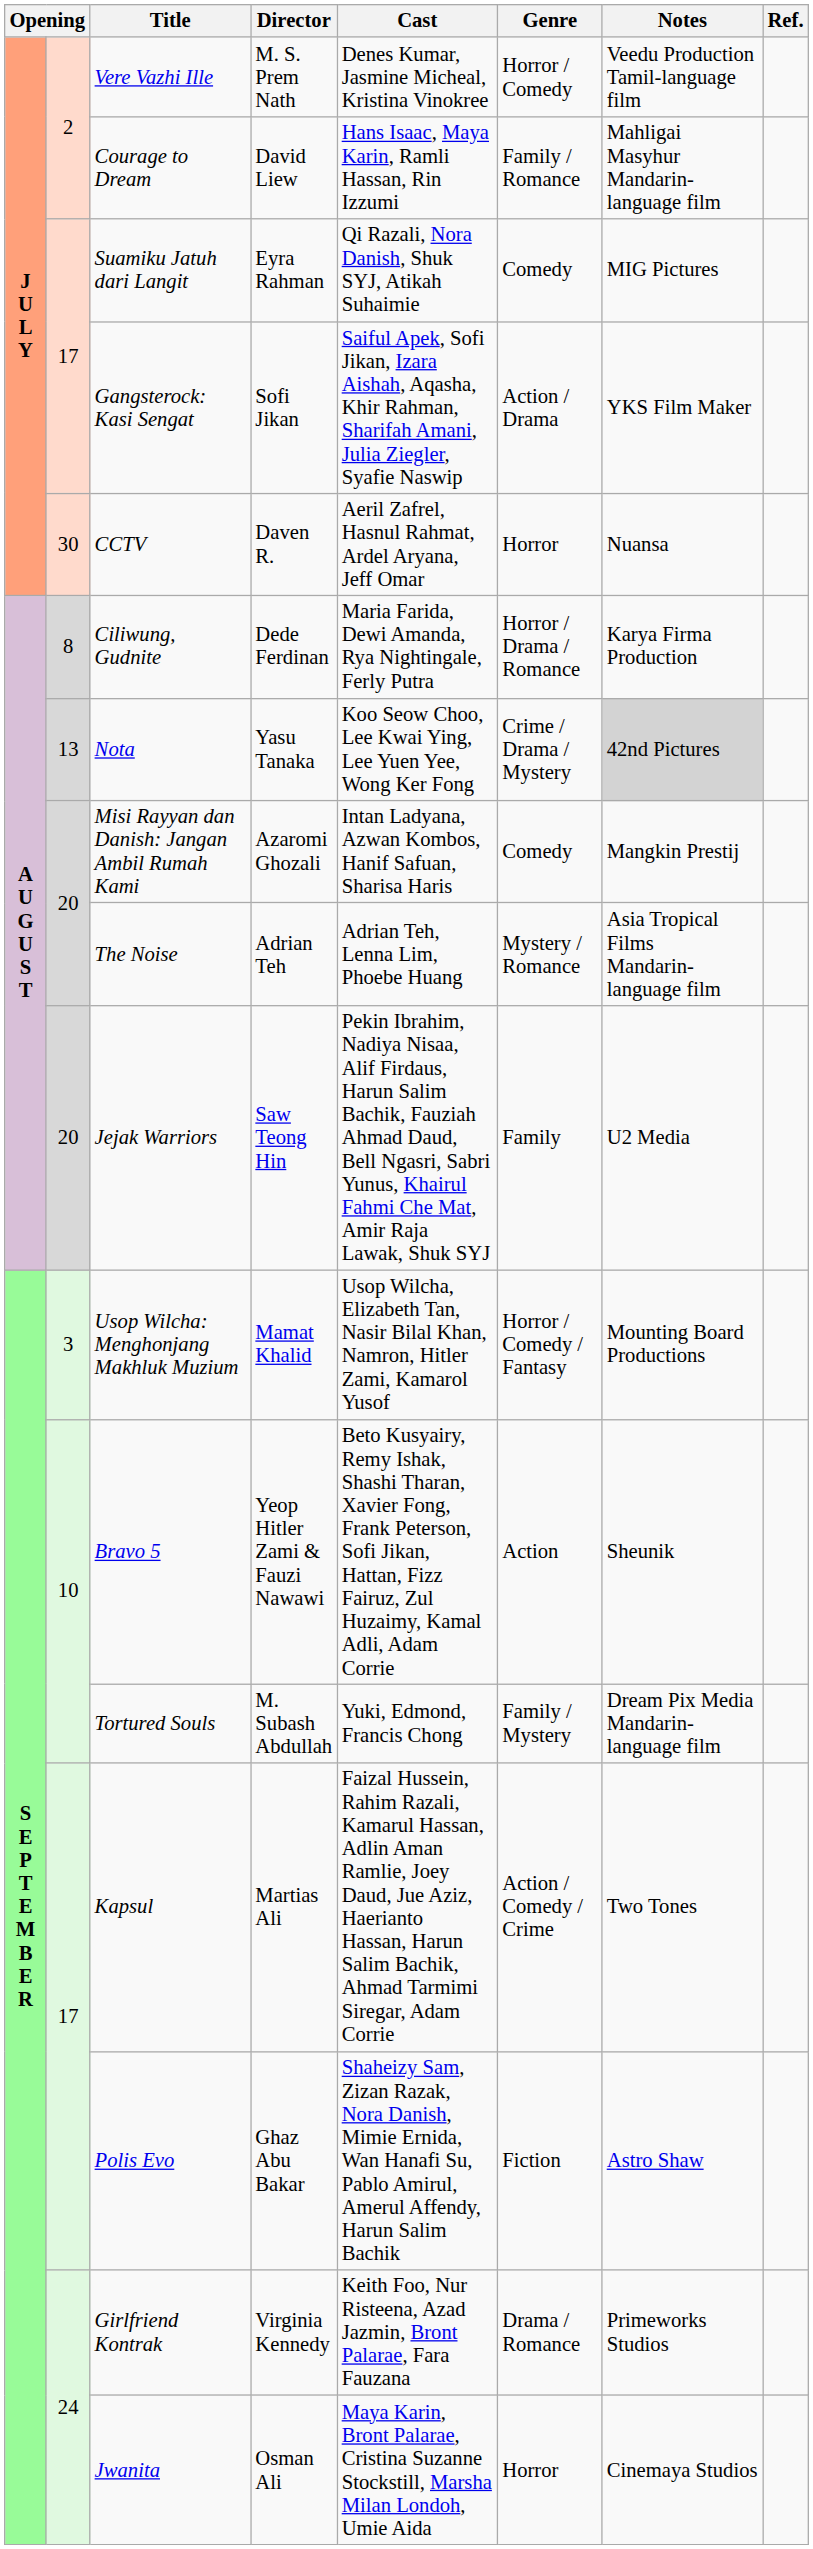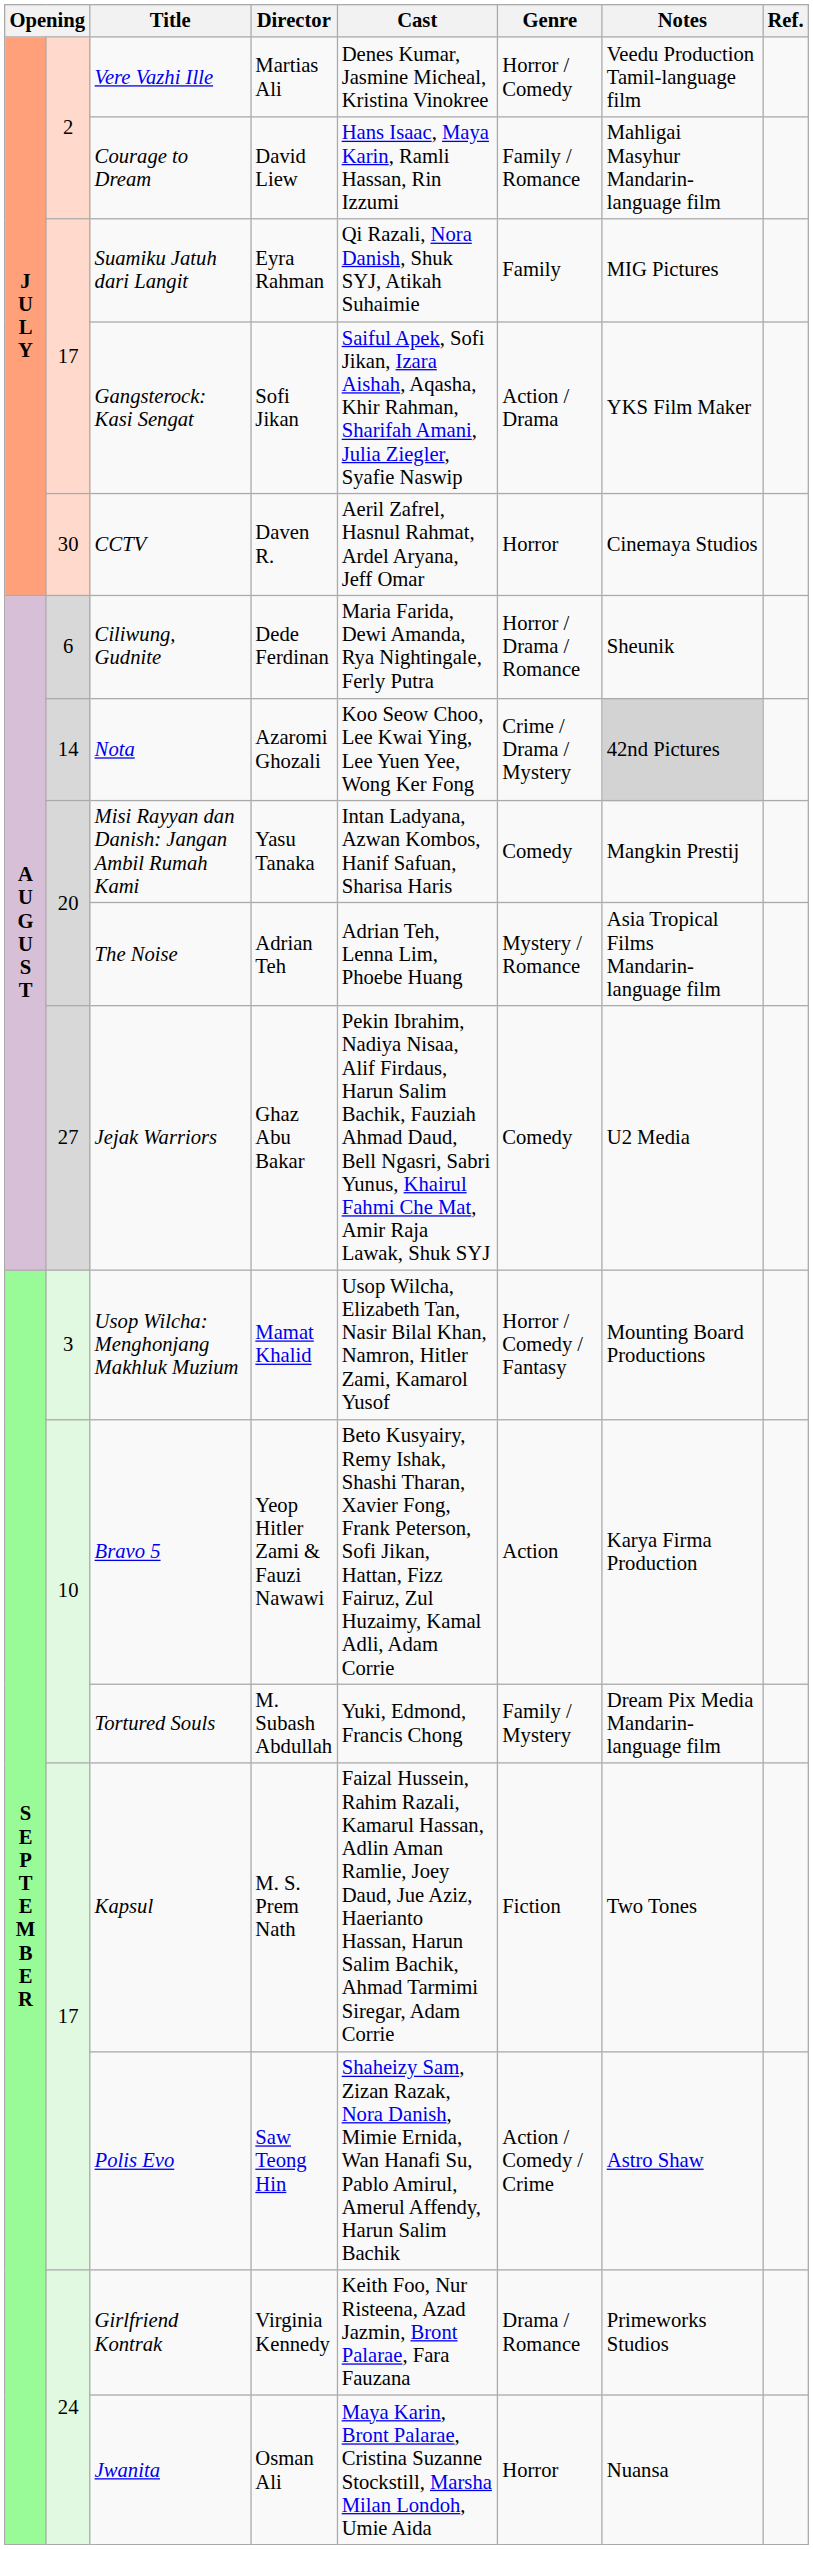(278, 76) M. S. Prem Nath -> (287, 76) Martias Ali
(537, 269) Comedy -> (532, 269) Family
(638, 544) Nuansa -> (682, 544) Cinemaya Studios
(68, 646) 8 -> (68, 646) 6
(659, 646) Karya Firma Production -> (641, 646) Sheunik
(68, 749) 13 -> (68, 749) 14
(285, 749) Yasu Tanaka -> (291, 749) Azaromi Ghozali
(291, 851) Azaromi Ghozali -> (285, 851) Yasu Tanaka
(68, 1137) 20 -> (68, 1137) 27
(281, 1137) Saw Teong Hin -> (280, 1137) Ghaz Abu Bakar
(532, 1137) Family -> (537, 1137) Comedy
(641, 1551) Sheunik -> (659, 1551) Karya Firma Production
(287, 1907) Martias Ali -> (278, 1907) M. S. Prem Nath
(543, 1907) Action / Comedy / Crime -> (532, 1907) Fiction
(280, 2160) Ghaz Abu Bakar -> (281, 2160) Saw Teong Hin
(532, 2160) Fiction -> (543, 2160) Action / Comedy / Crime
(682, 2469) Cinemaya Studios -> (638, 2469) Nuansa
